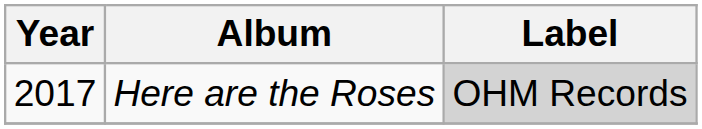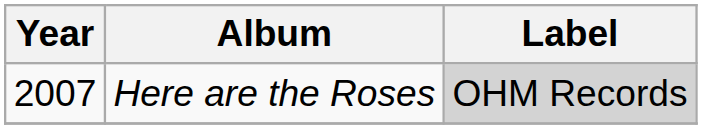(55, 92) 2017 -> (55, 92) 2007
